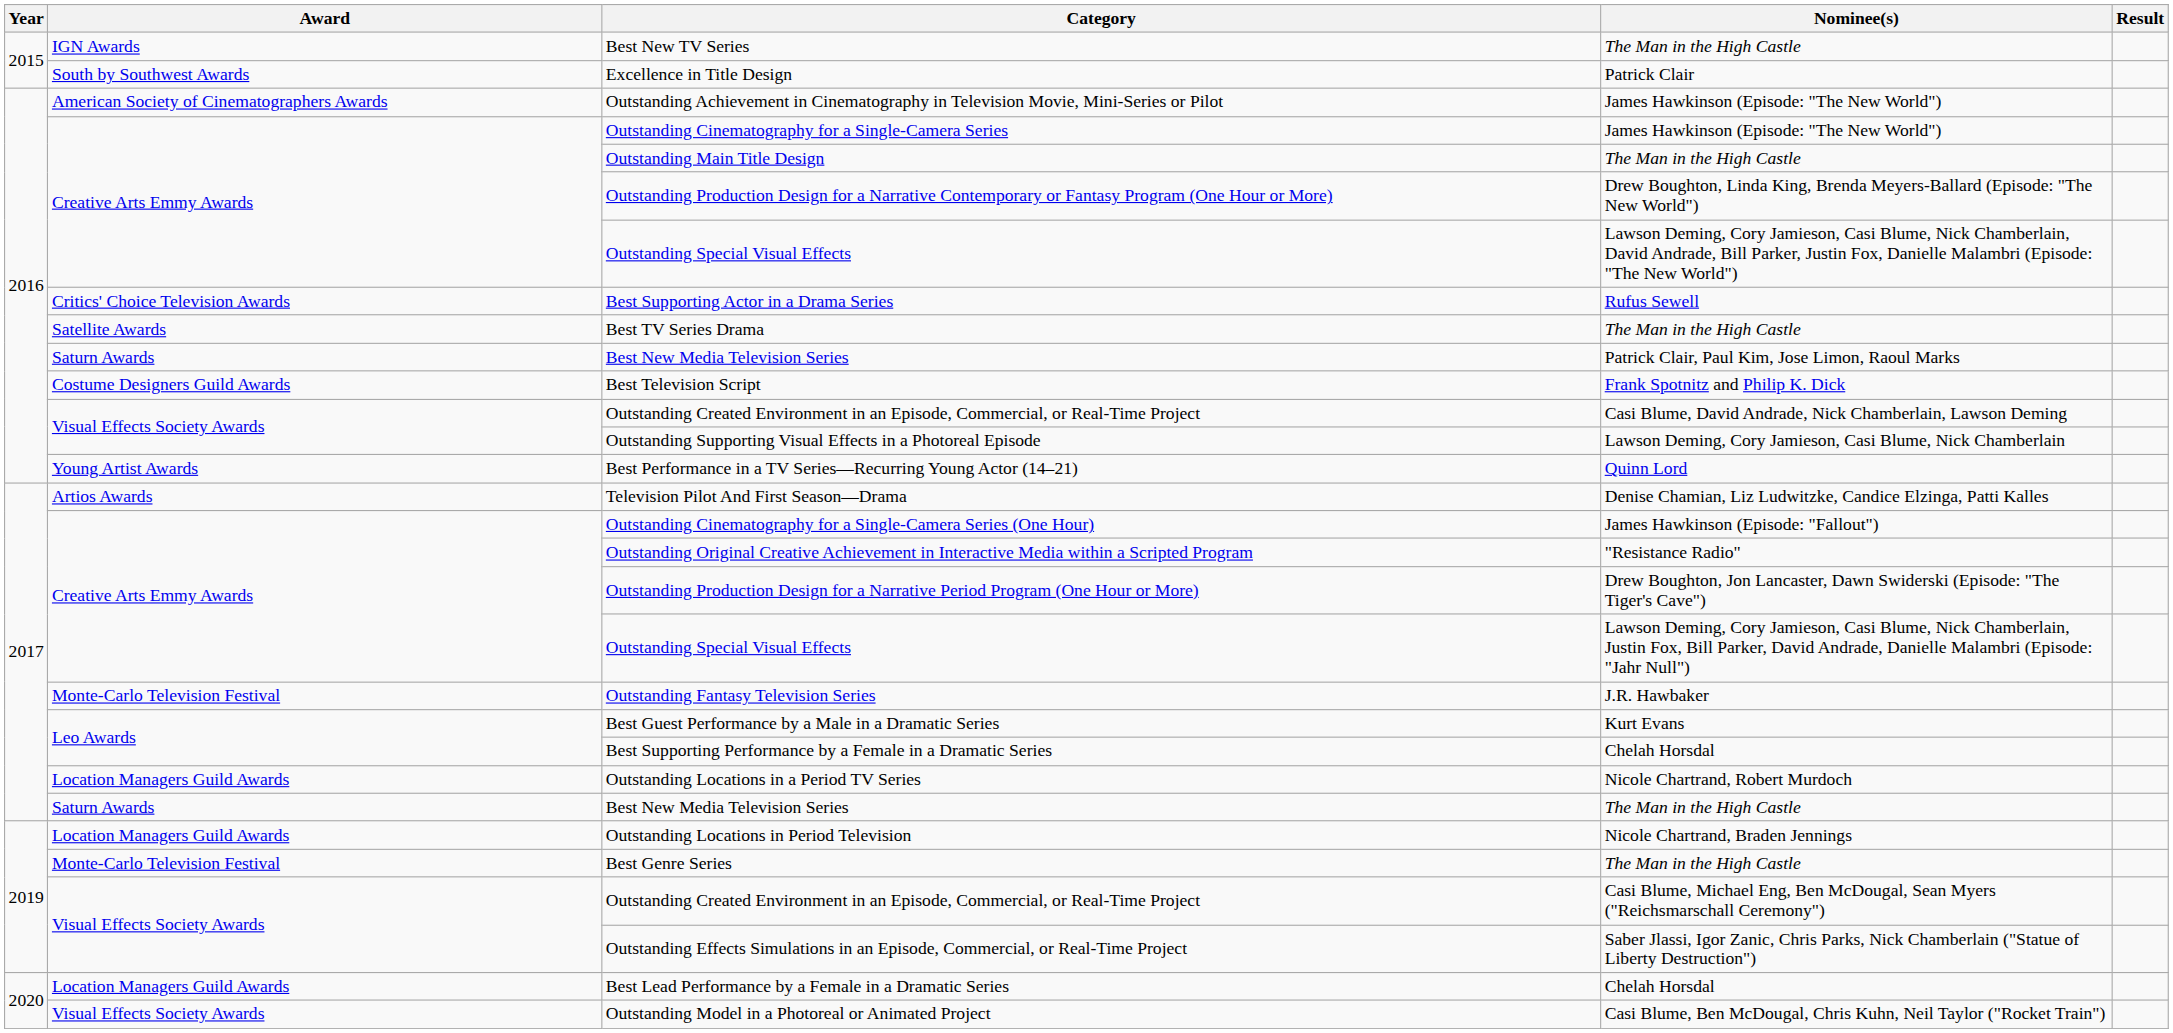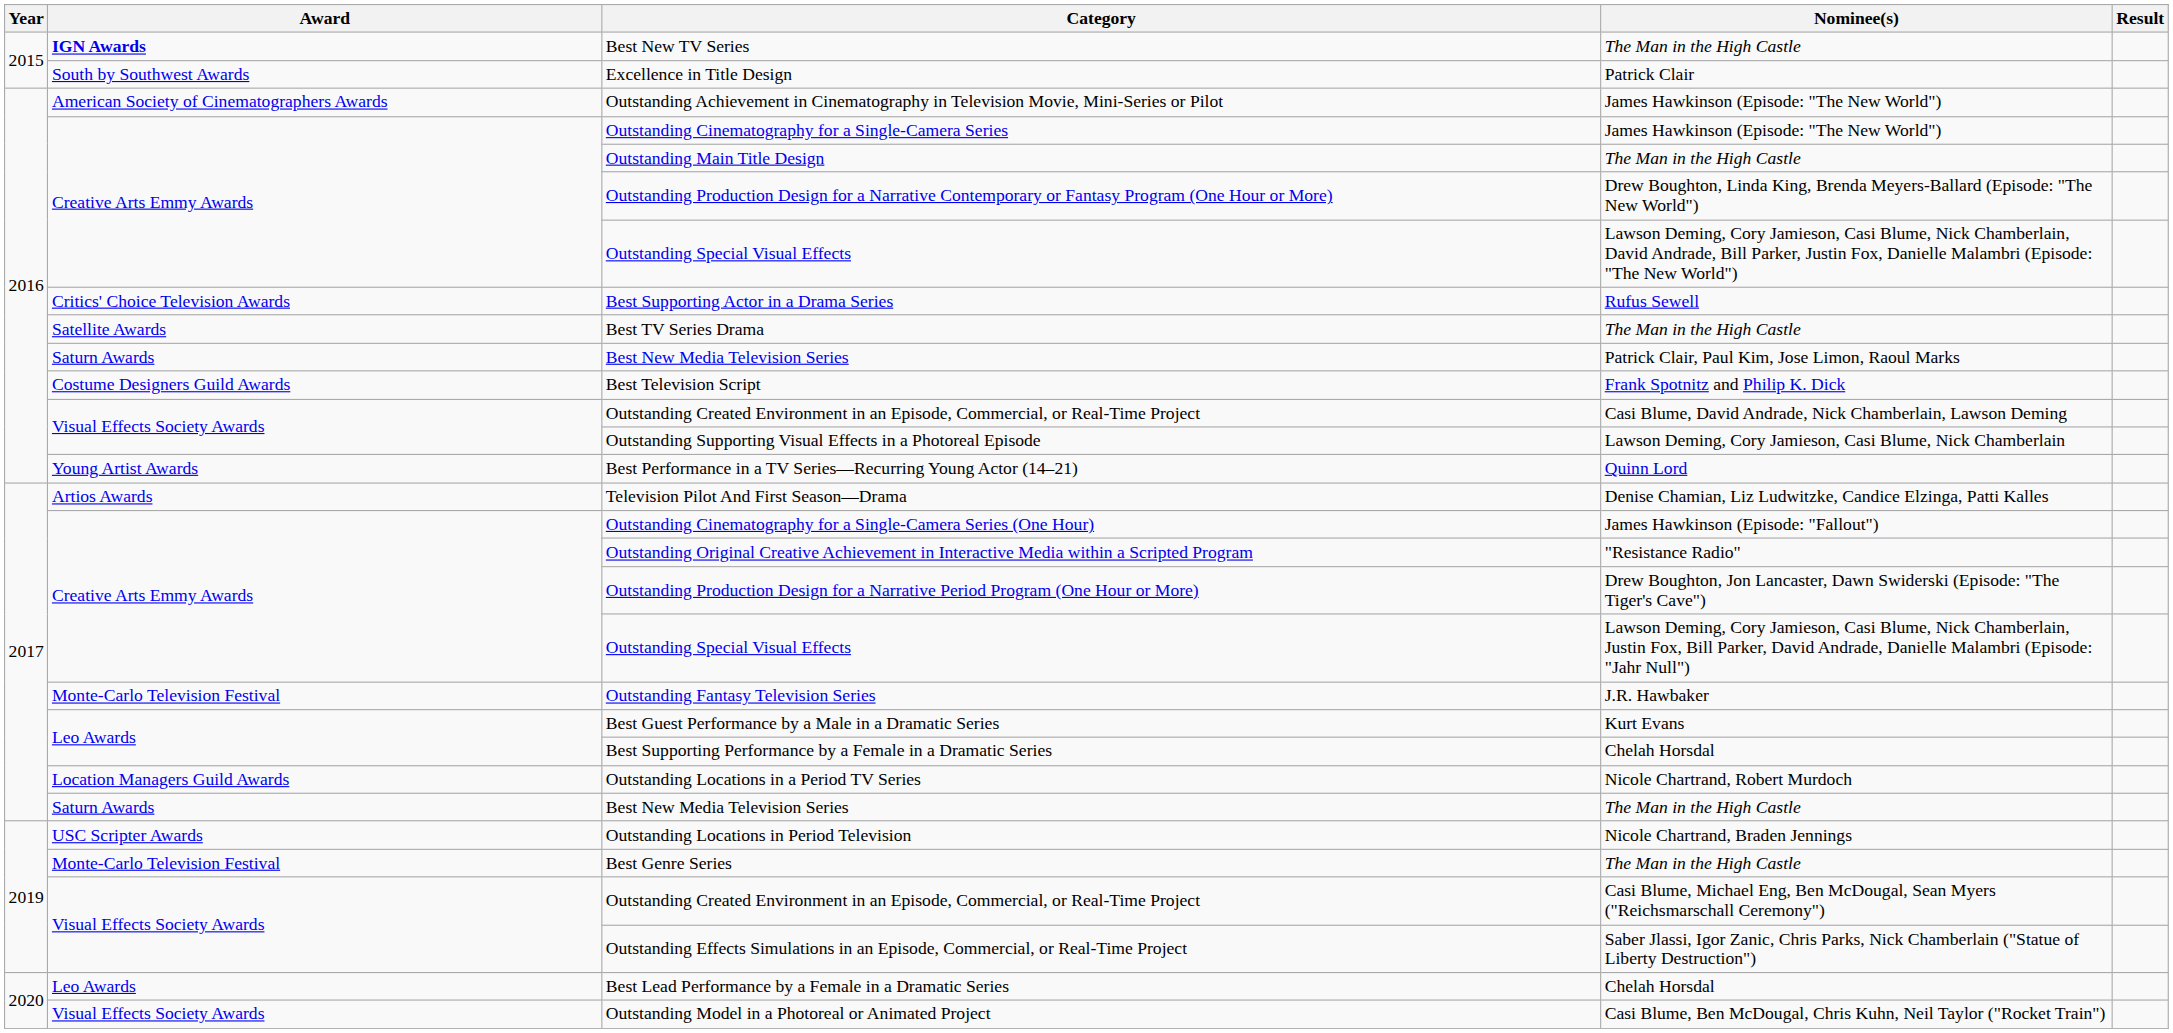(96, 46) normal -> (99, 46) bold
(171, 835) Location Managers Guild Awards -> (127, 835) USC Scripter Awards
(171, 986) Location Managers Guild Awards -> (94, 986) Leo Awards
